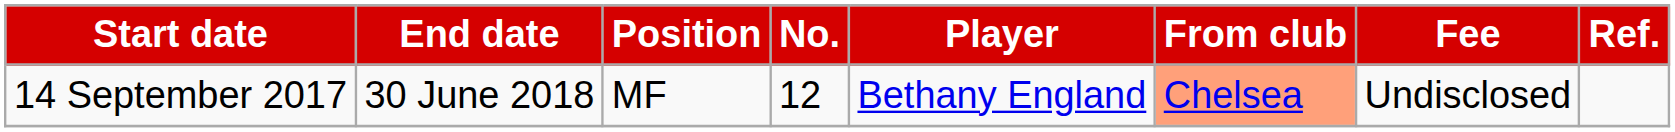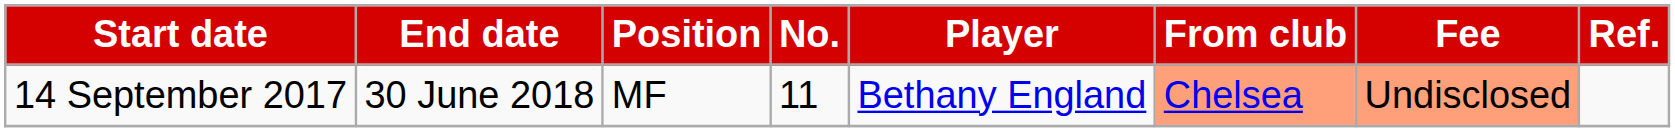(800, 94) 12 -> (799, 94) 11
(1468, 94) no background -> (1468, 94) lightsalmon background
